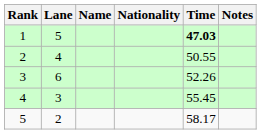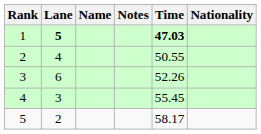columns swapped: (149, 14) <-> (237, 14)
(58, 35) normal -> (58, 35) bold
